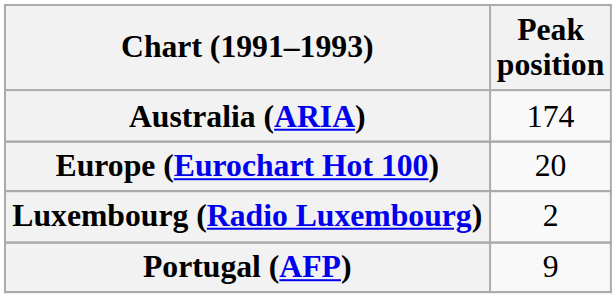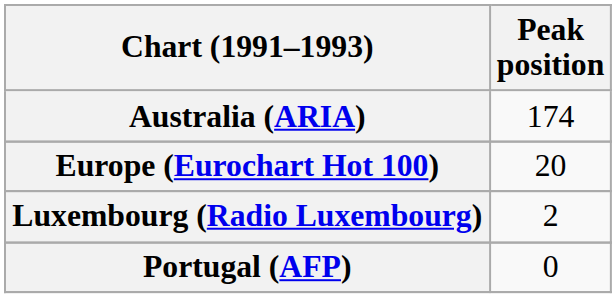(551, 266) 9 -> (551, 266) 0
